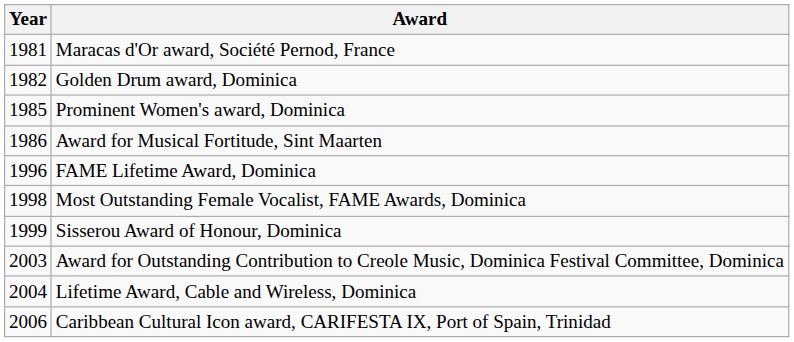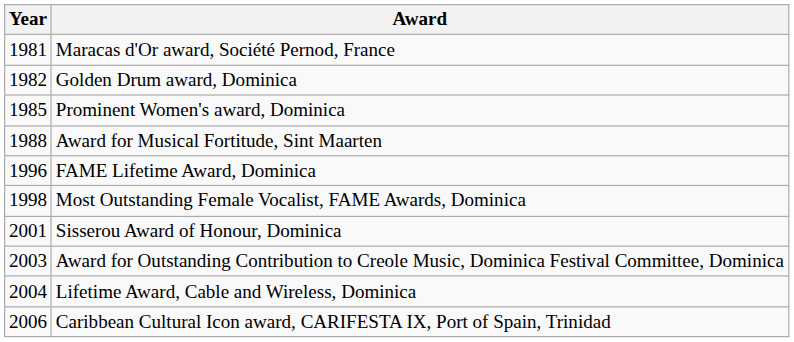(28, 140) 1986 -> (28, 140) 1988
(28, 230) 1999 -> (28, 230) 2001
